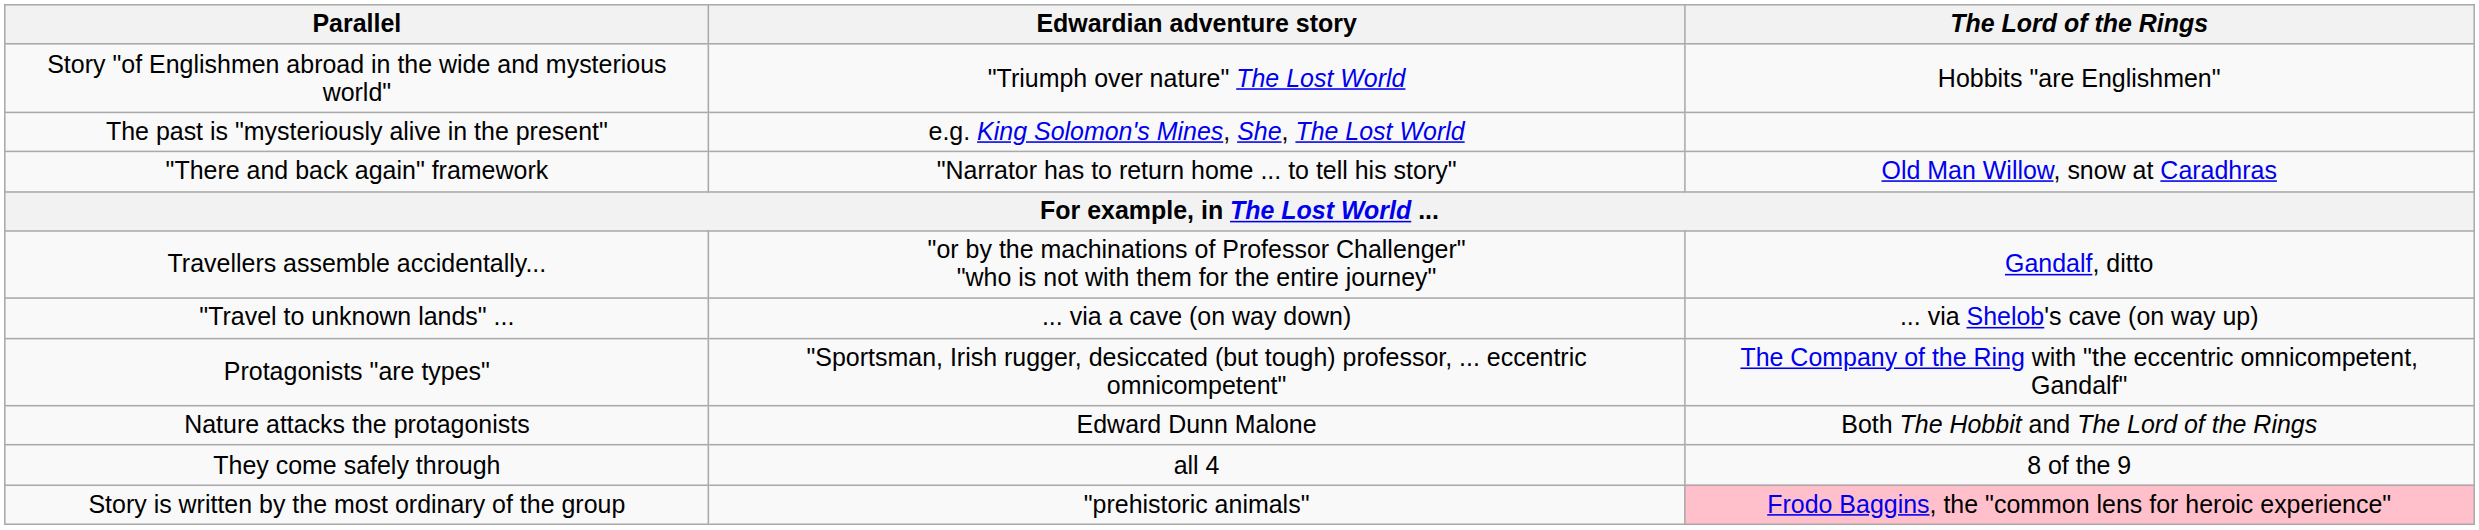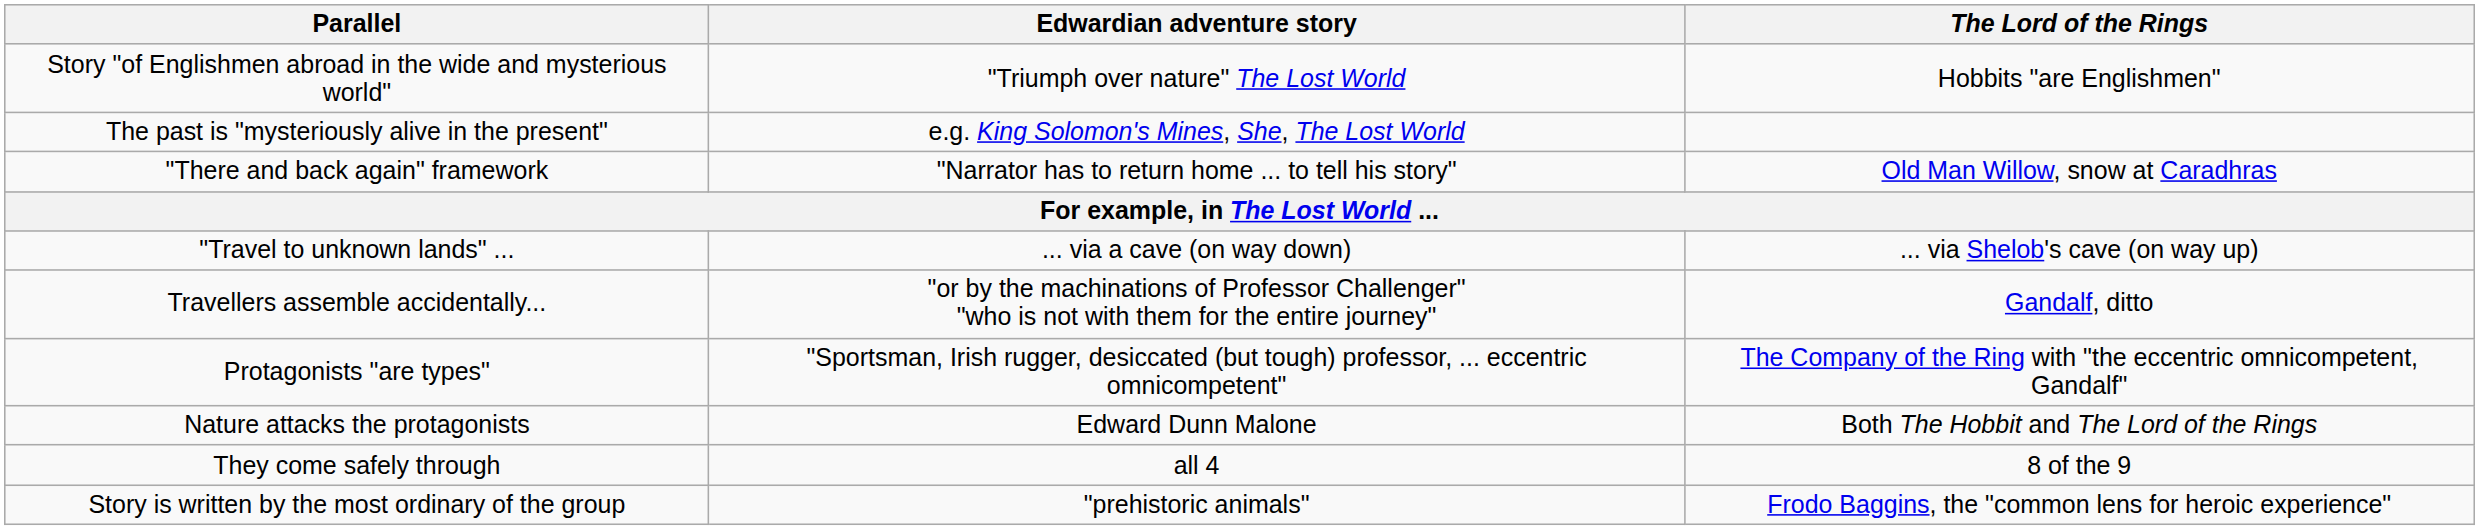rows swapped: (357, 264) <-> (357, 317)
(2079, 504) pink background -> (2079, 504) no background
